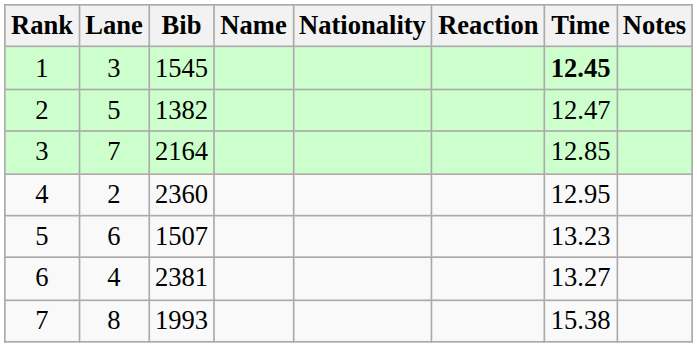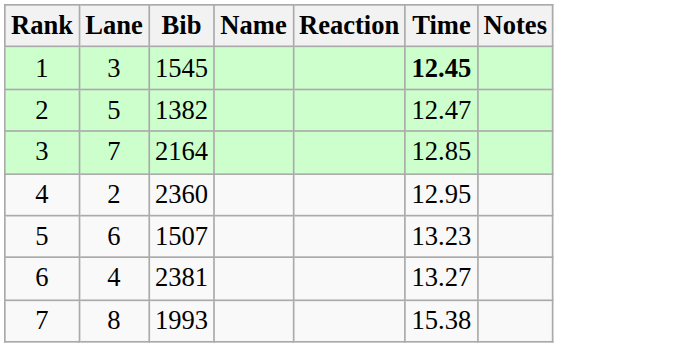- column: (362, 25)
